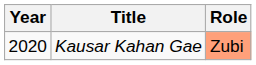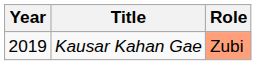(28, 45) 2020 -> (28, 45) 2019
